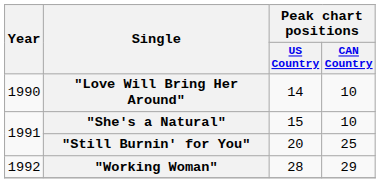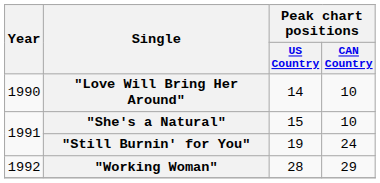(295, 145) 20 -> (295, 145) 19
(349, 145) 25 -> (349, 145) 24
